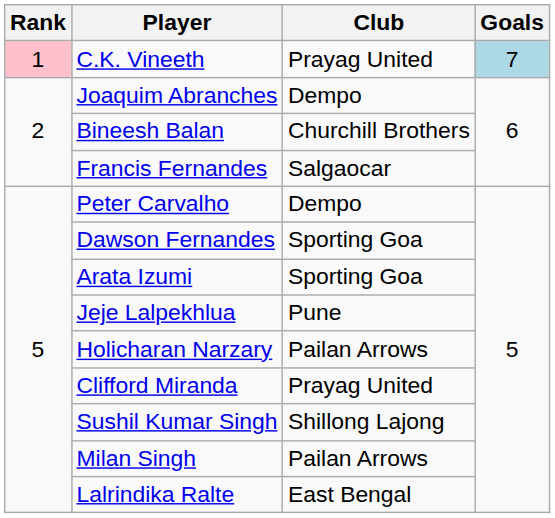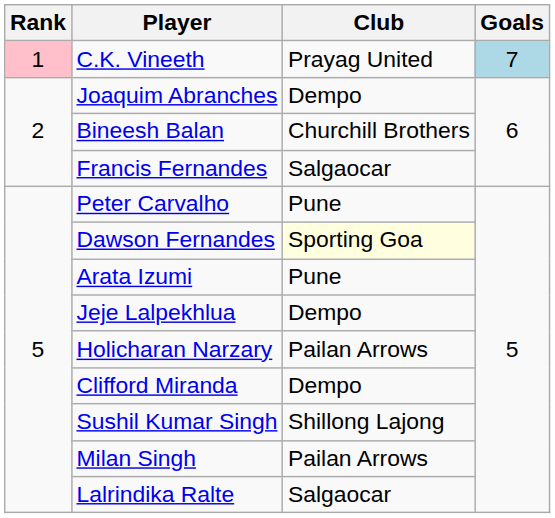(325, 204) Dempo -> (315, 204) Pune
(355, 240) no background -> (355, 240) lightyellow background
(355, 276) Sporting Goa -> (315, 276) Pune
(315, 312) Pune -> (325, 312) Dempo
(360, 385) Prayag United -> (325, 385) Dempo
(350, 494) East Bengal -> (340, 494) Salgaocar
